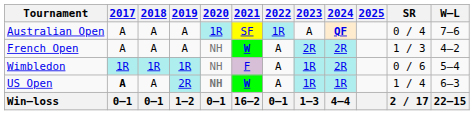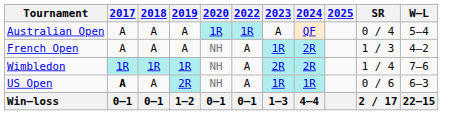- column: (247, 13)
(340, 31) bold -> (309, 31) normal
(450, 31) 7–6 -> (419, 31) 5–4
(309, 48) 2R -> (278, 48) 1R
(309, 66) 1R -> (278, 66) 2R
(409, 66) 0 / 6 -> (378, 66) 1 / 4
(450, 66) 5–4 -> (419, 66) 7–6
(216, 84) bold -> (216, 84) normal
(409, 84) 1 / 4 -> (378, 84) 0 / 6
